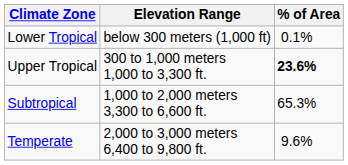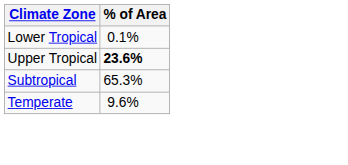- column: (187, 15)
